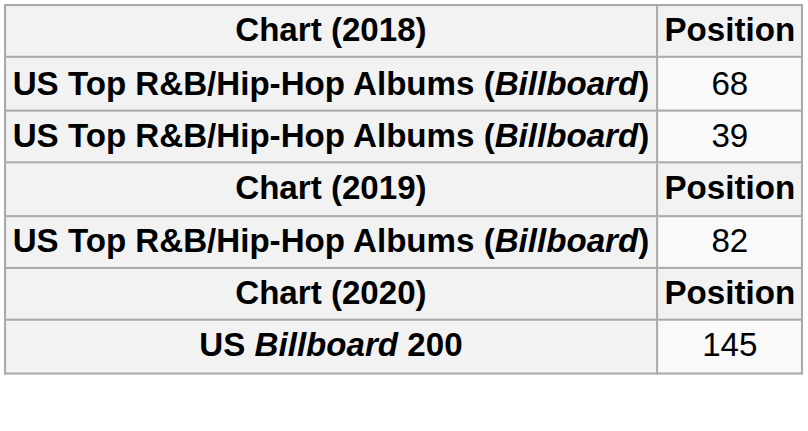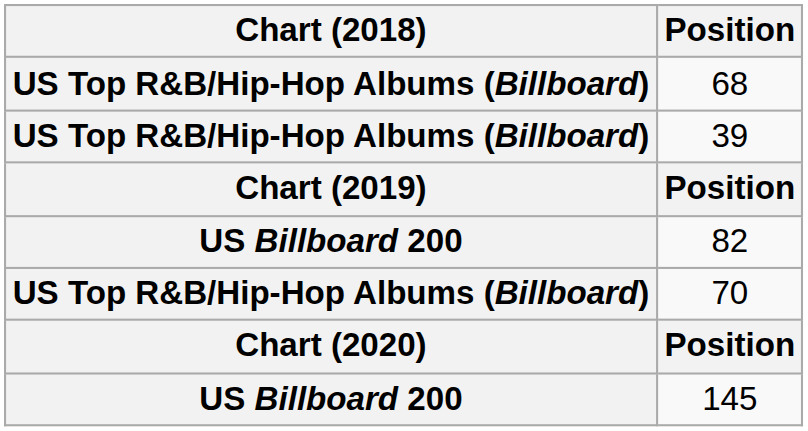(331, 240) US Top R&B/Hip-Hop Albums (Billboard) -> (331, 240) US Billboard 200
+ row: (730, 293)
